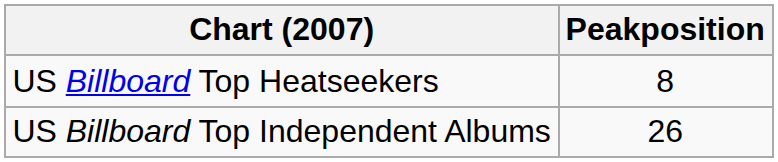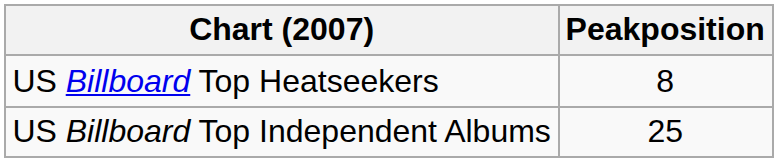(665, 131) 26 -> (665, 131) 25
